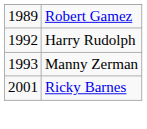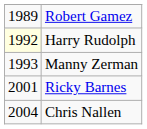(23, 40) no background -> (23, 40) lightyellow background
+ row: (83, 111)
